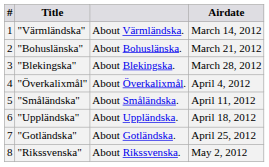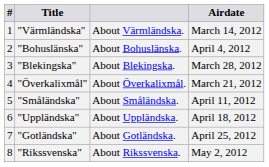(226, 48) March 21, 2012 -> (221, 48) April 4, 2012
(221, 83) April 4, 2012 -> (226, 83) March 21, 2012
